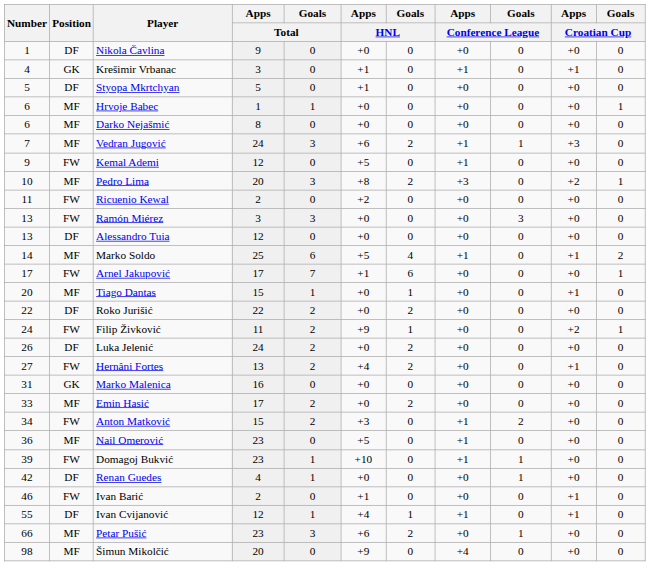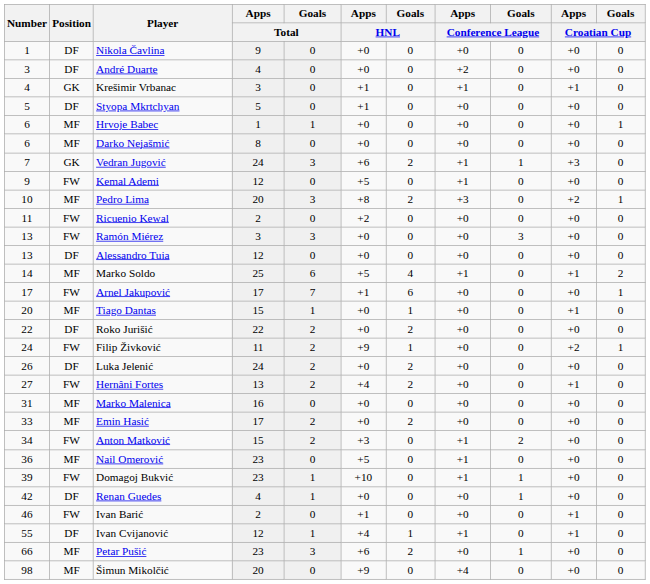+ row: (127, 69)
(72, 143) MF -> (72, 162) GK
(72, 384) GK -> (72, 403) MF
